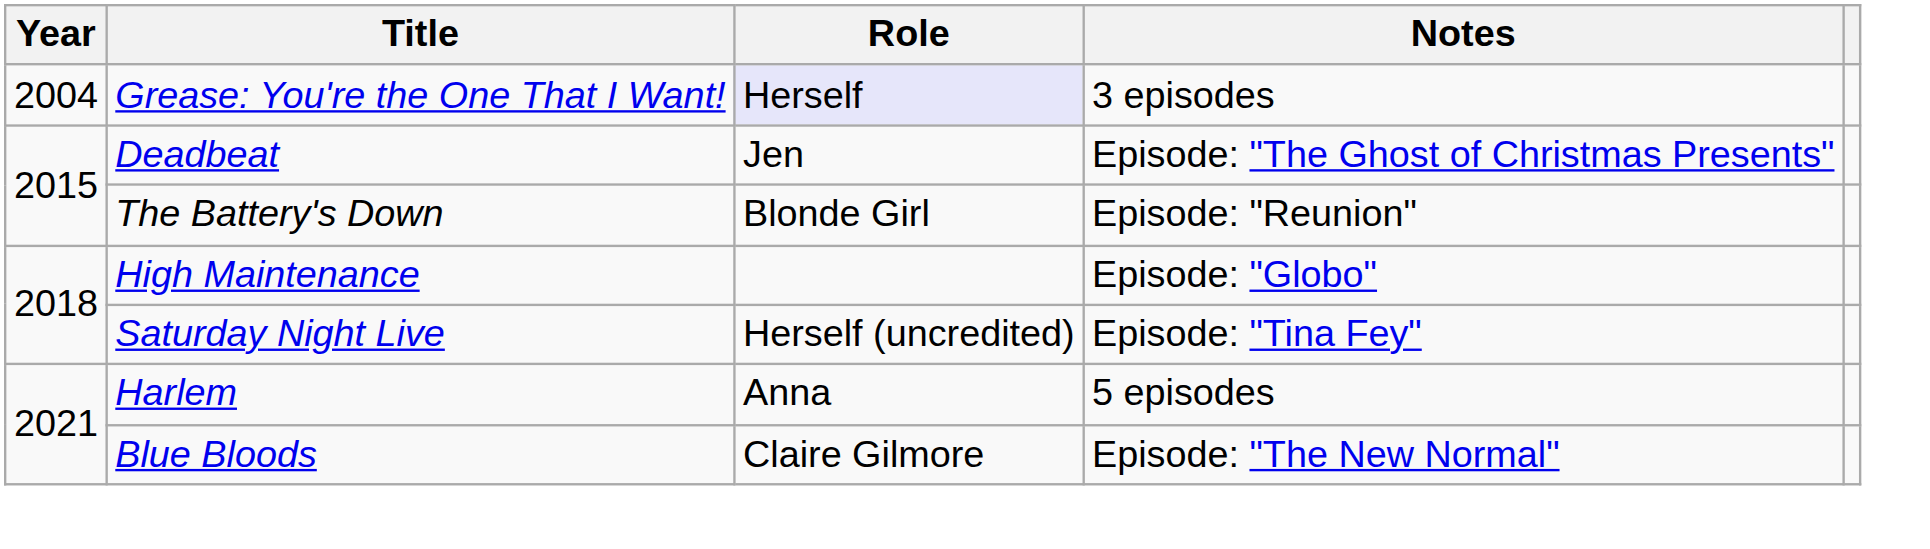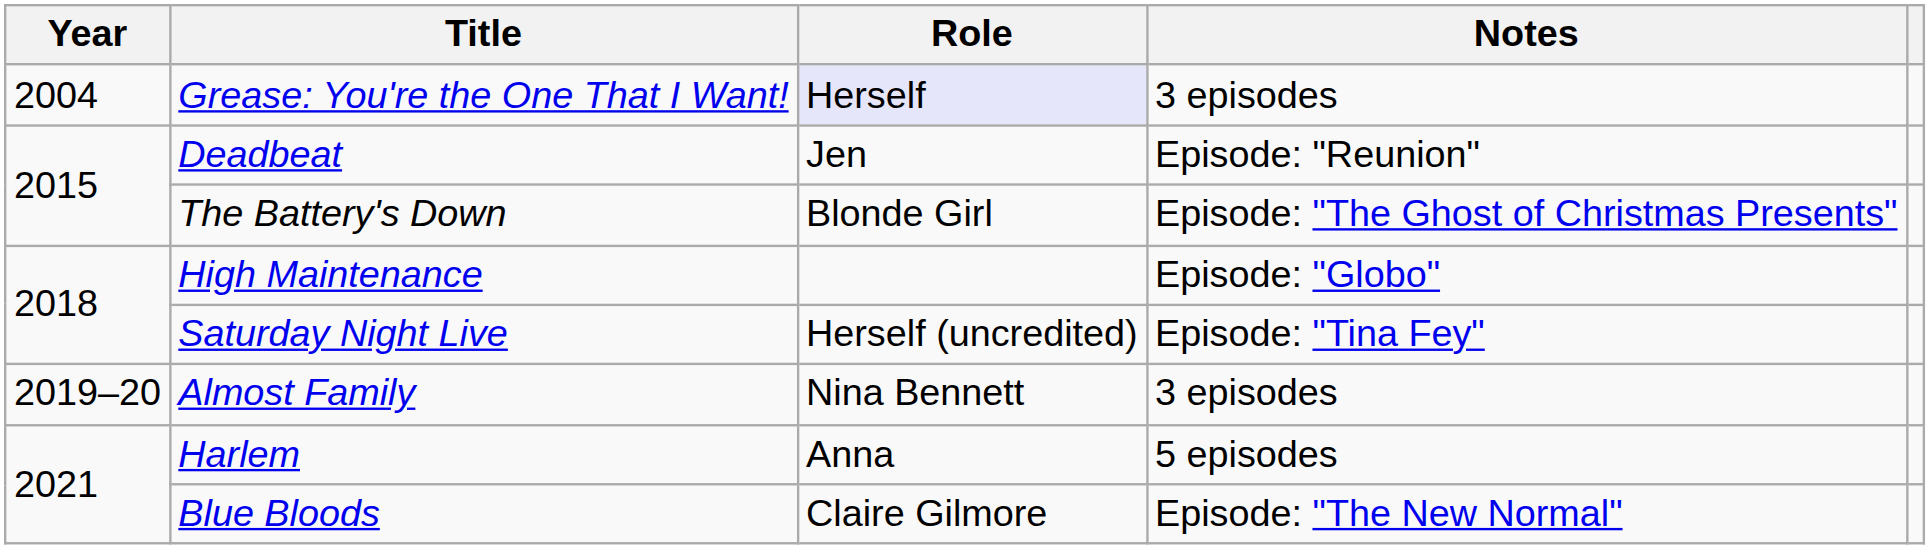(1463, 154) Episode: "The Ghost of Christmas Presents" -> (1317, 154) Episode: "Reunion"
(1254, 214) Episode: "Reunion" -> (1526, 214) Episode: "The Ghost of Christmas Presents"
+ row: (297, 393)
